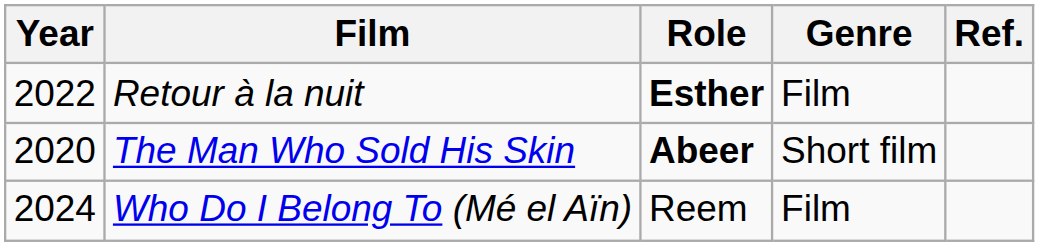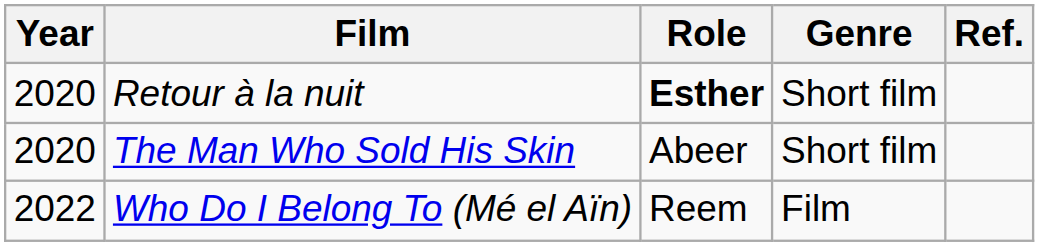(55, 92) 2022 -> (55, 92) 2020
(816, 92) Film -> (859, 92) Short film
(701, 151) bold -> (698, 151) normal
(55, 209) 2024 -> (55, 209) 2022
